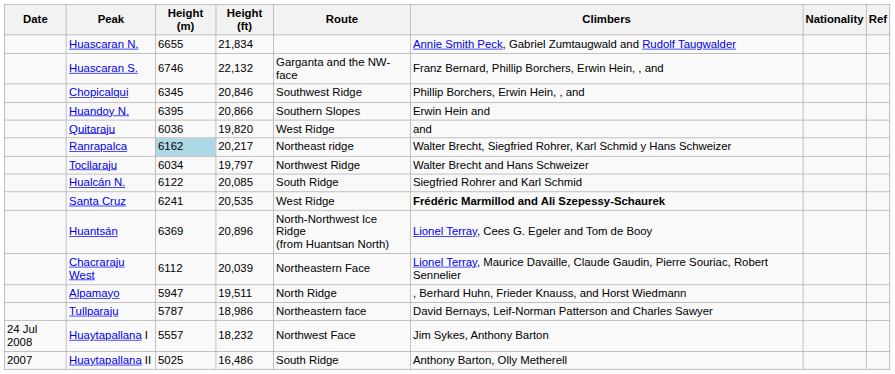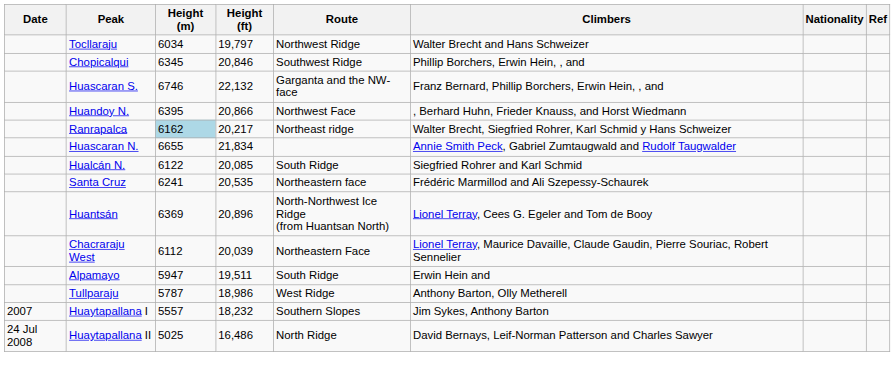rows swapped: (104, 44) <-> (93, 165)
rows swapped: (103, 68) <-> (99, 93)
(318, 111) Southern Slopes -> (316, 111) Northwest Face
(451, 111) Erwin Hein and -> (550, 111) , Berhard Huhn, Frieder Knauss, and Horst Wiedmann
- row: (92, 129)
(305, 201) West Ridge -> (321, 183) Northeastern face
(539, 201) bold -> (531, 183) normal
(306, 293) North Ridge -> (307, 275) South Ridge
(550, 293) , Berhard Huhn, Frieder Knauss, and Horst Wiedmann -> (451, 275) Erwin Hein and
(321, 311) Northeastern face -> (305, 293) West Ridge
(563, 311) David Bernays, Leif-Norman Patterson and Charles Sawyer -> (490, 293) Anthony Barton, Olly Metherell
(22, 336) 24 Jul 2008 -> (20, 311) 2007
(316, 336) Northwest Face -> (318, 311) Southern Slopes
(20, 360) 2007 -> (22, 336) 24 Jul 2008
(307, 360) South Ridge -> (306, 336) North Ridge
(490, 360) Anthony Barton, Olly Metherell -> (563, 336) David Bernays, Leif-Norman Patterson and Charles Sawyer
